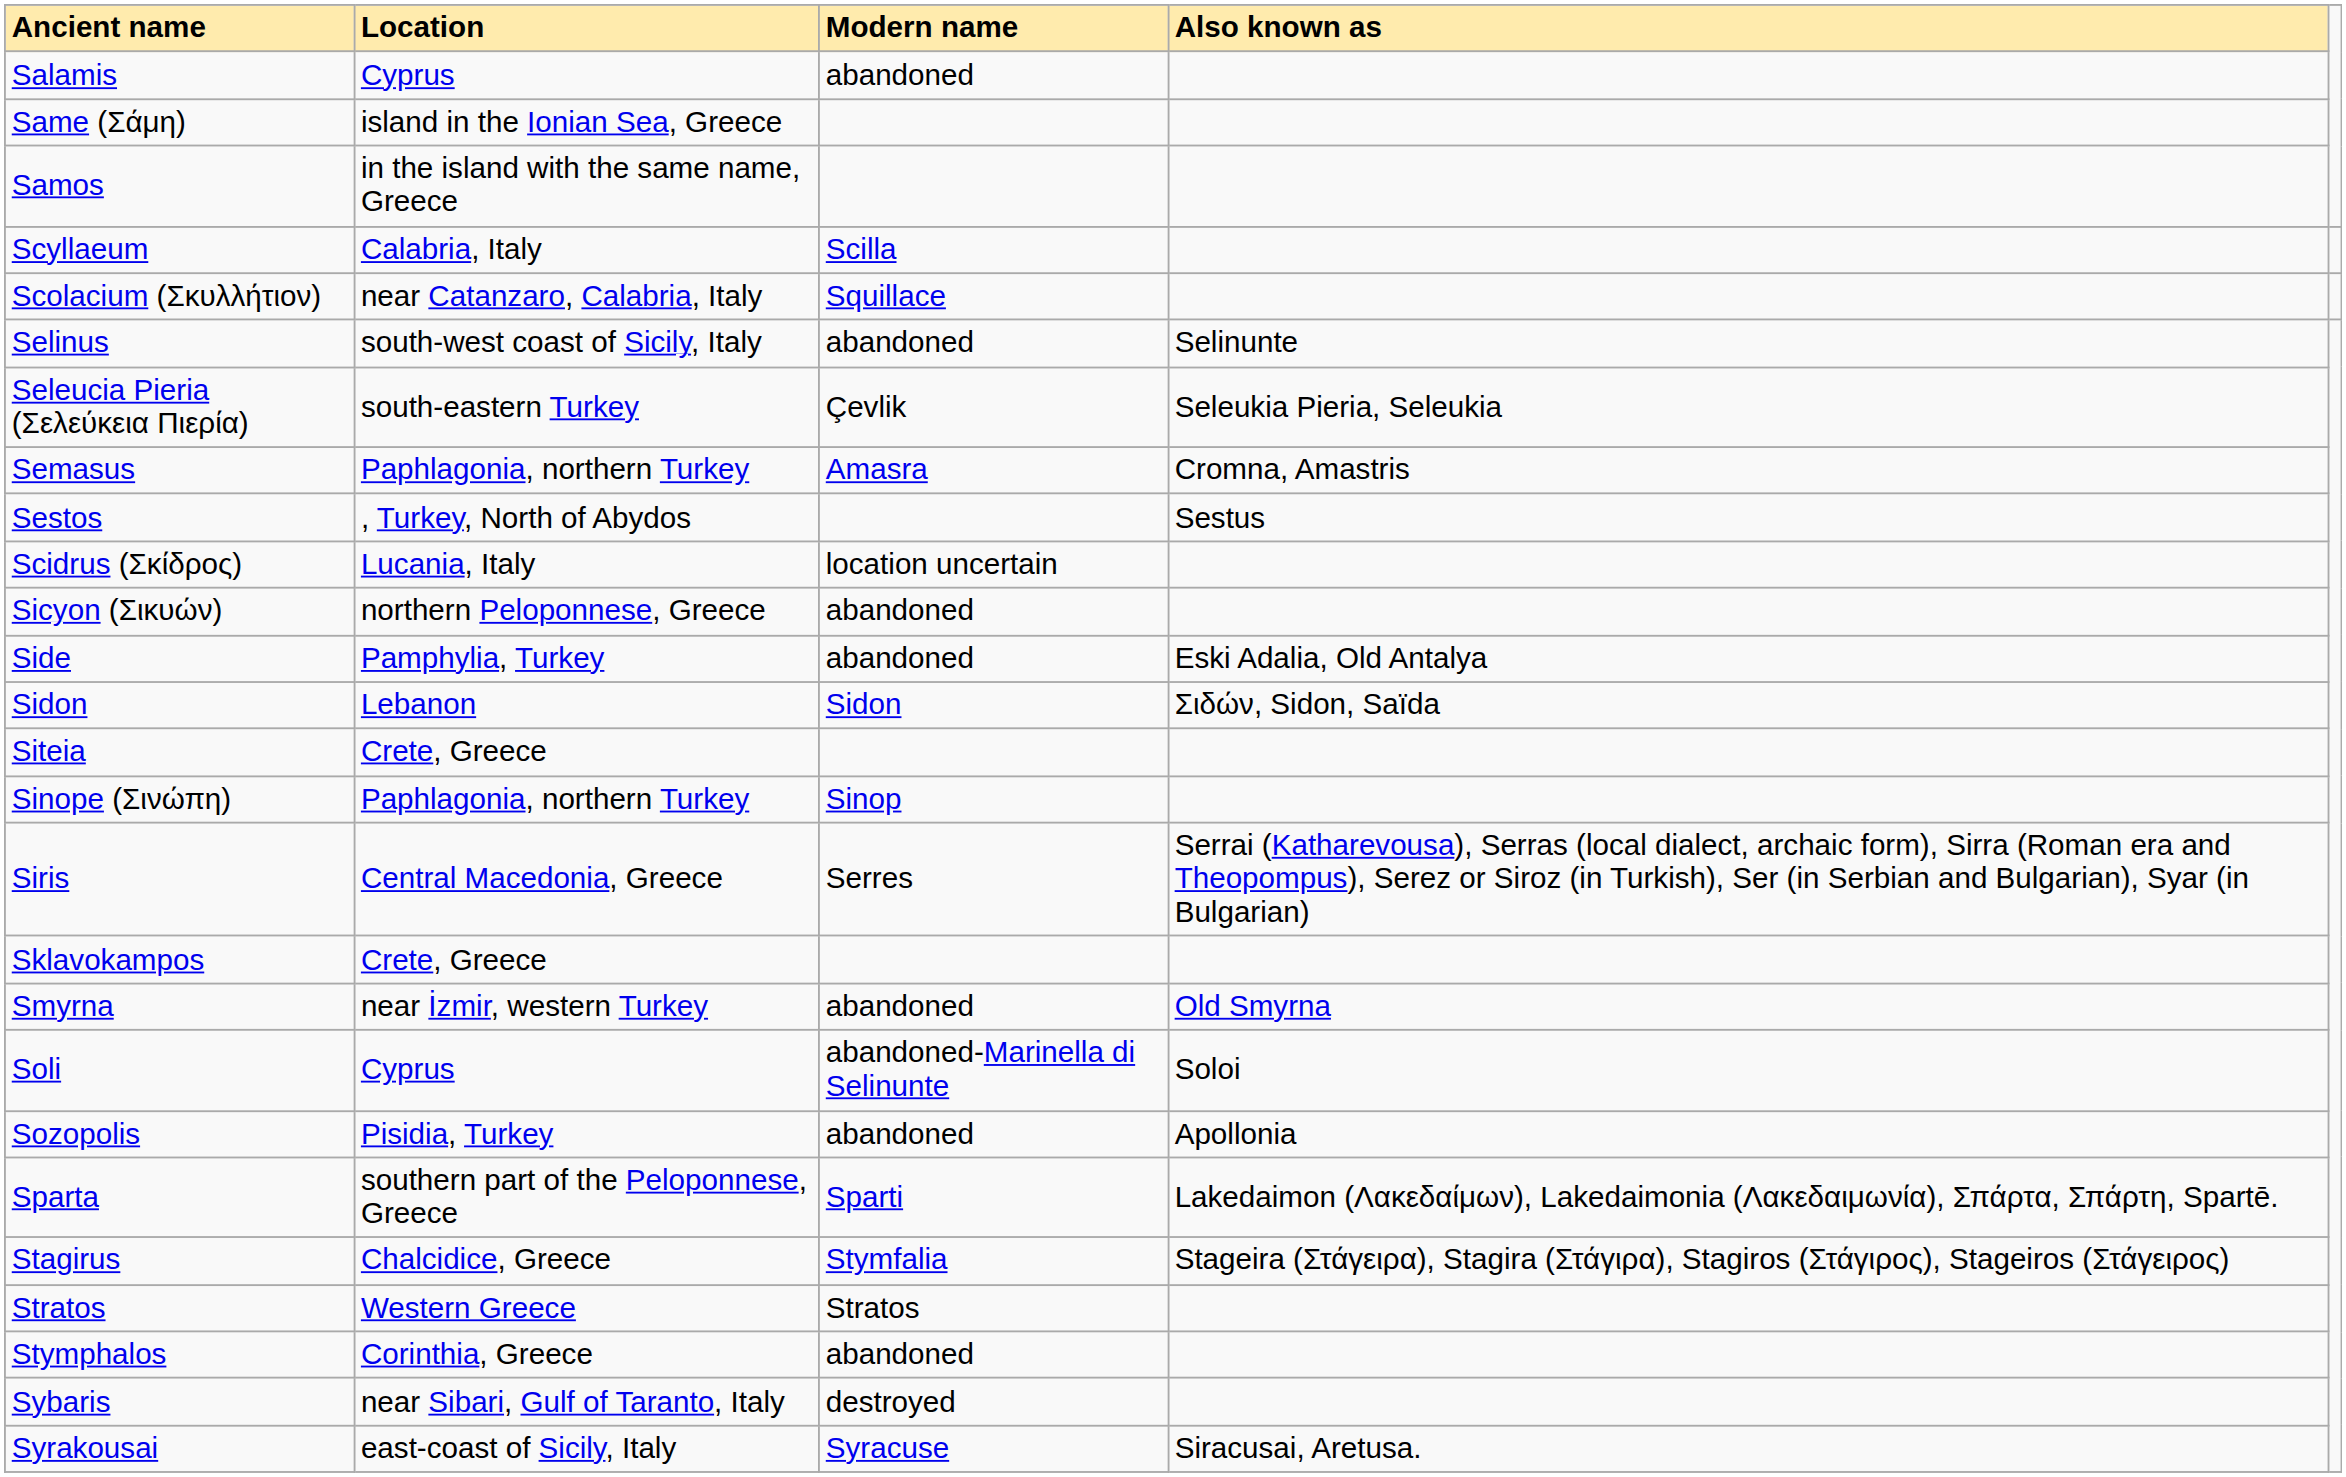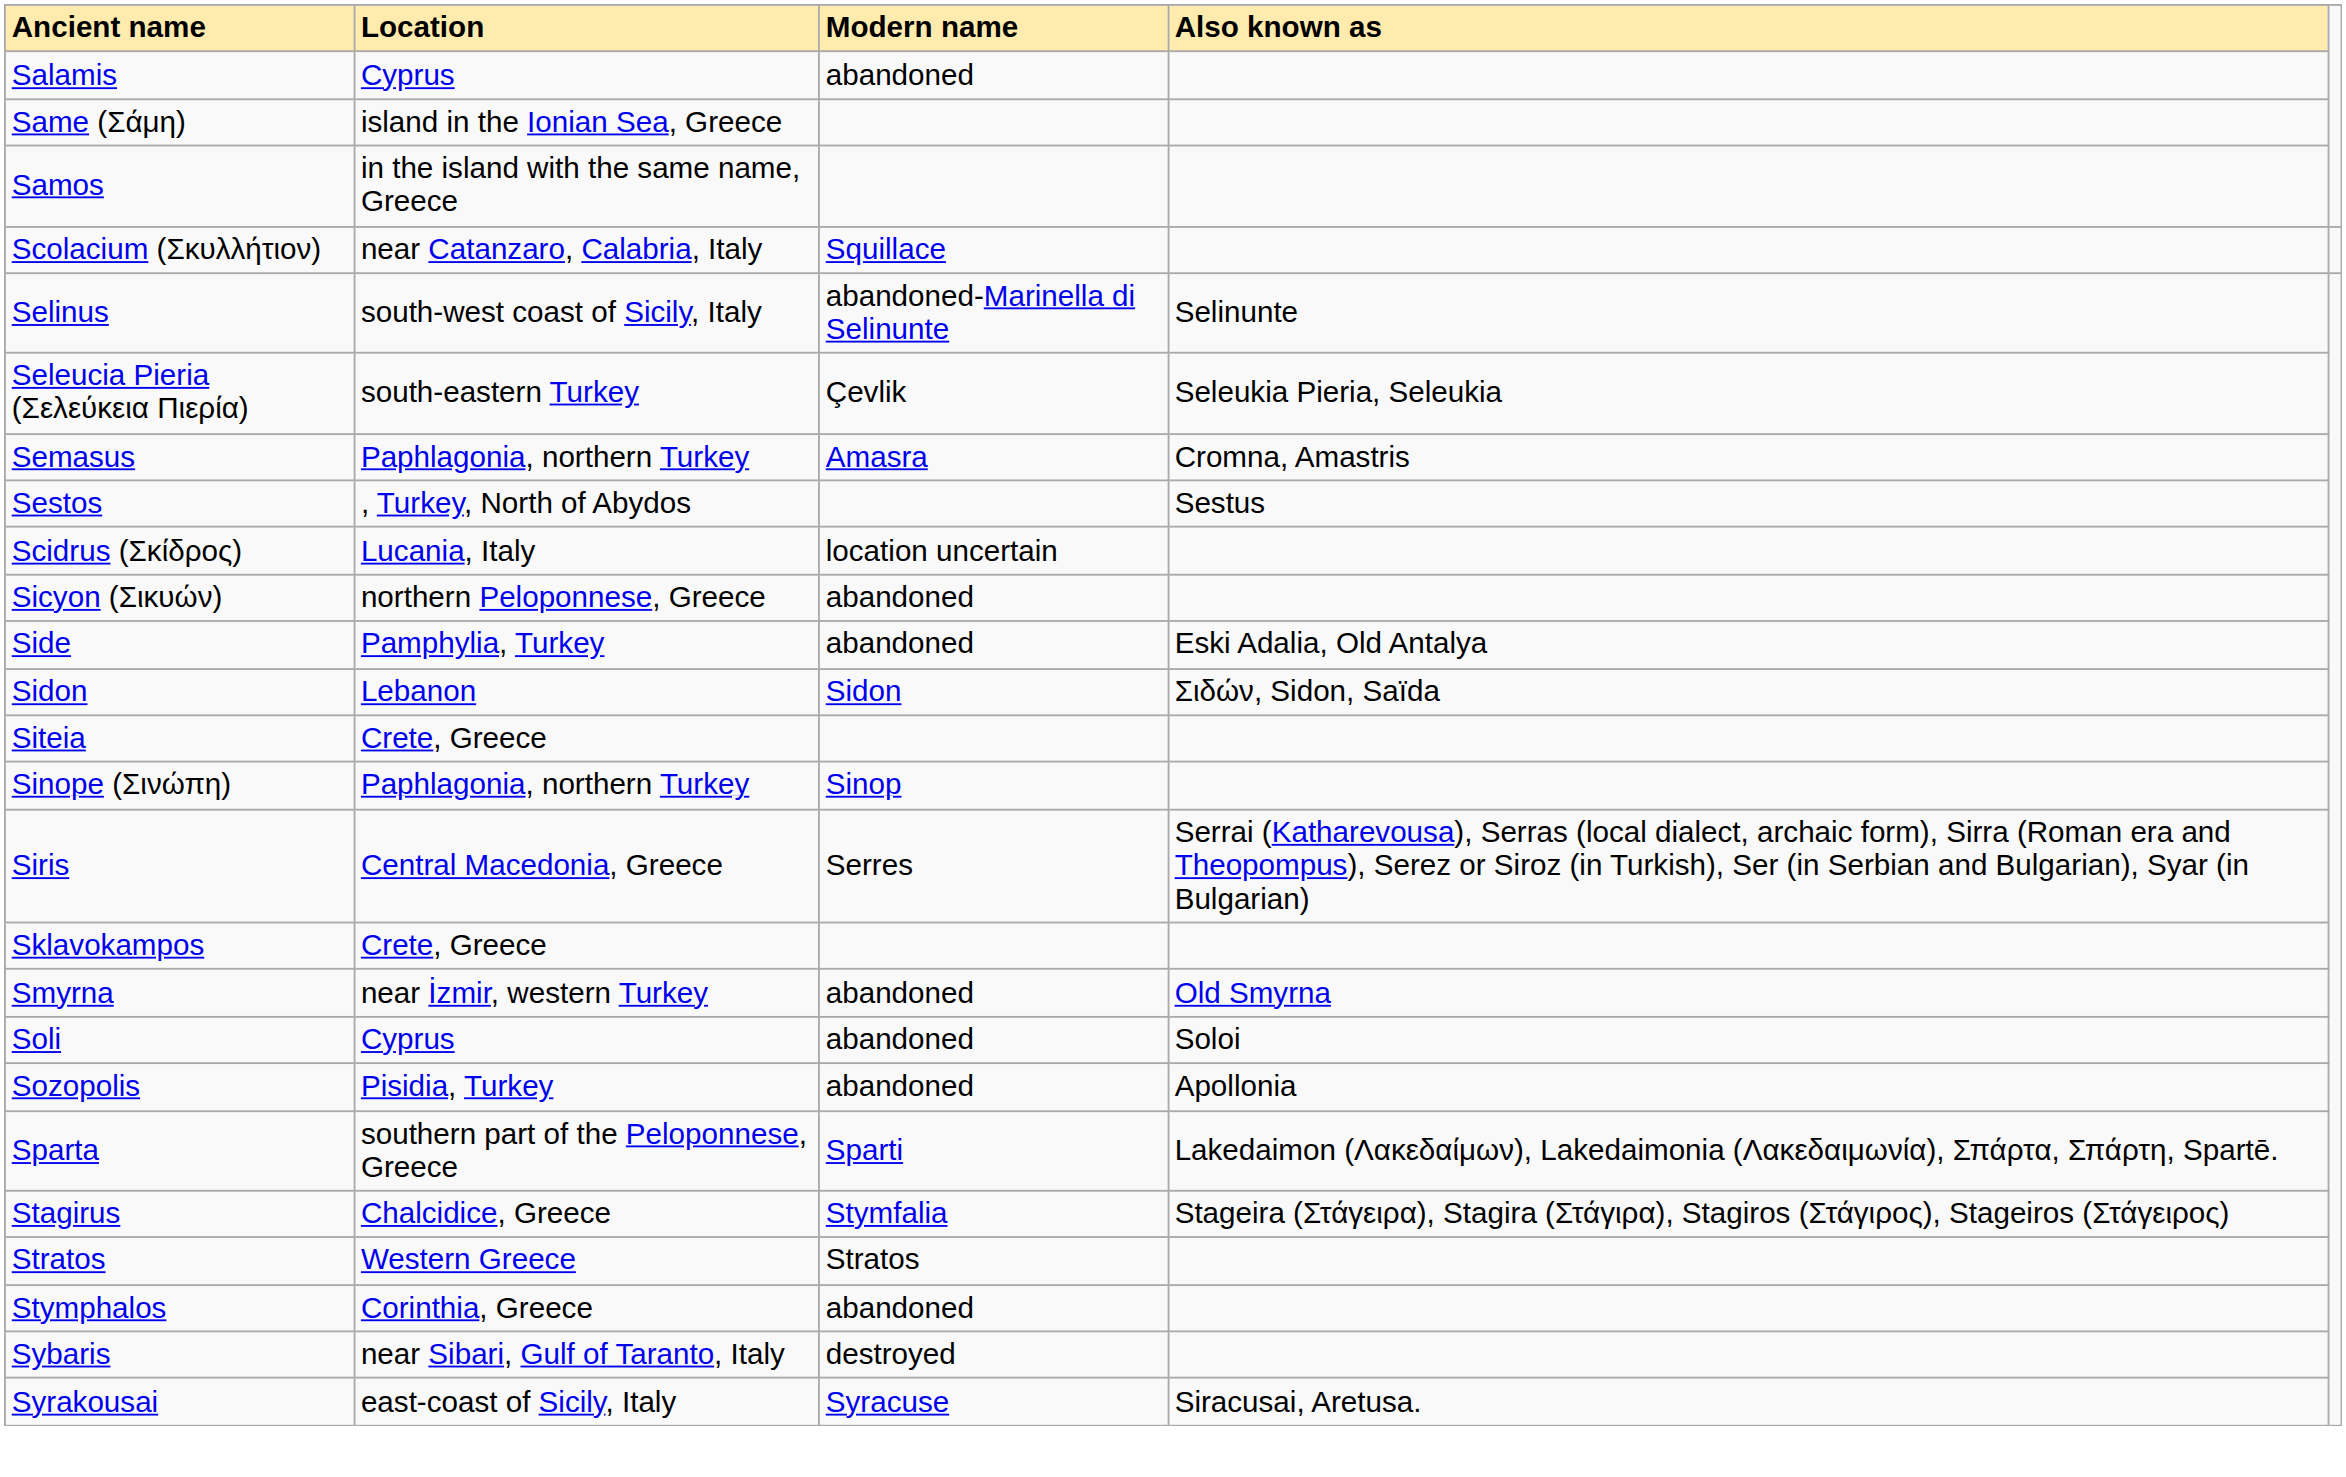- row: (80, 249)
(900, 342) abandoned -> (980, 312) abandoned-Marinella di Selinunte
(980, 1069) abandoned-Marinella di Selinunte -> (900, 1039) abandoned
